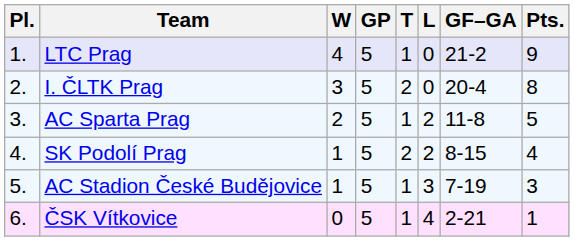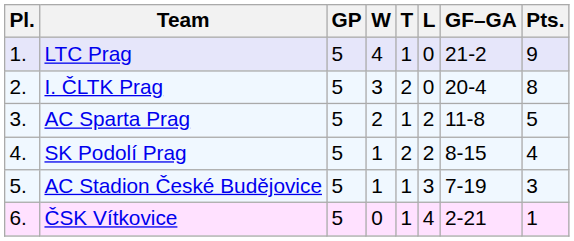columns swapped: (376, 20) <-> (341, 20)
